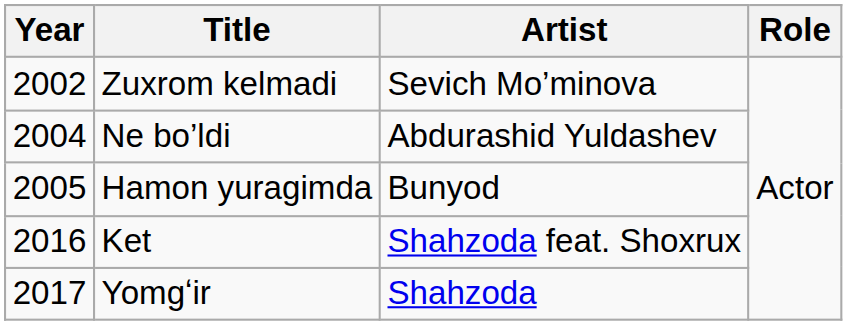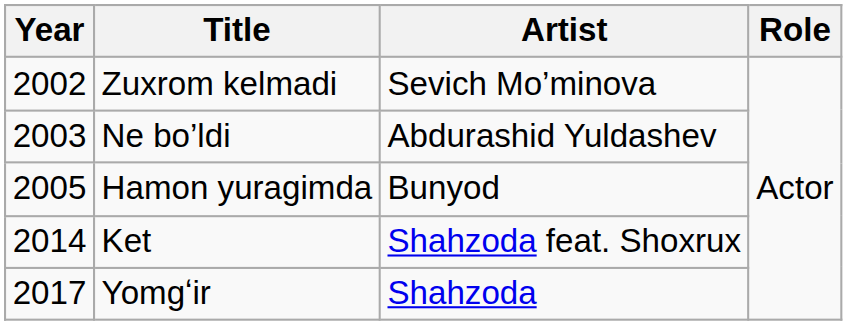(50, 135) 2004 -> (50, 135) 2003
(50, 240) 2016 -> (50, 240) 2014
